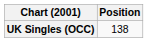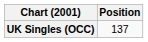(120, 29) 138 -> (120, 29) 137
